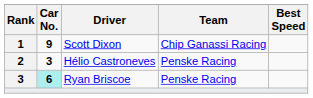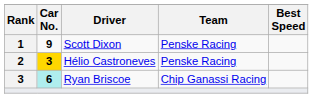(214, 44) Chip Ganassi Racing -> (199, 44) Penske Racing
(49, 62) no background -> (49, 62) gold background
(199, 79) Penske Racing -> (214, 79) Chip Ganassi Racing
